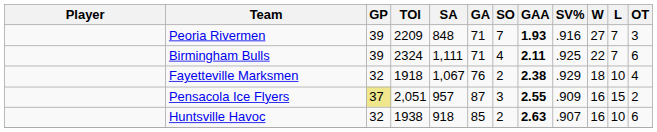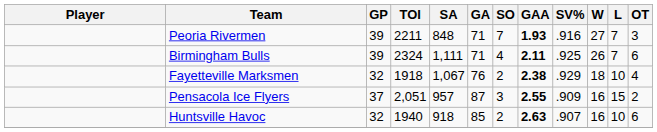(408, 35) 2209 -> (408, 35) 2211
(598, 55) 22 -> (598, 55) 26
(376, 96) khaki background -> (376, 96) no background
(408, 117) 1938 -> (408, 117) 1940
